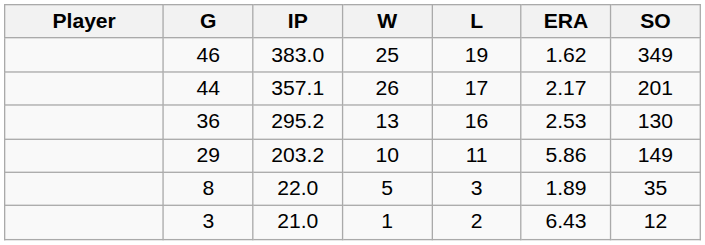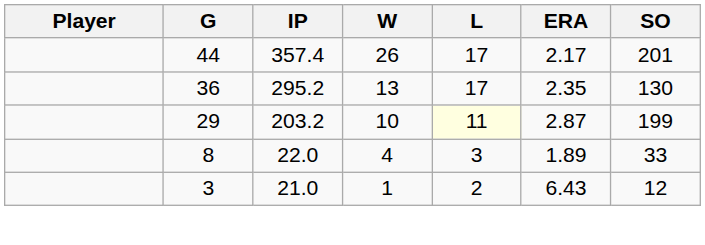- row: (208, 54)
(298, 88) 357.1 -> (298, 54) 357.4
(477, 121) 16 -> (477, 88) 17
(566, 121) 2.53 -> (566, 88) 2.35
(477, 155) no background -> (477, 121) lightyellow background
(566, 155) 5.86 -> (566, 121) 2.87
(655, 155) 149 -> (655, 121) 199
(387, 188) 5 -> (387, 155) 4
(655, 188) 35 -> (655, 155) 33
